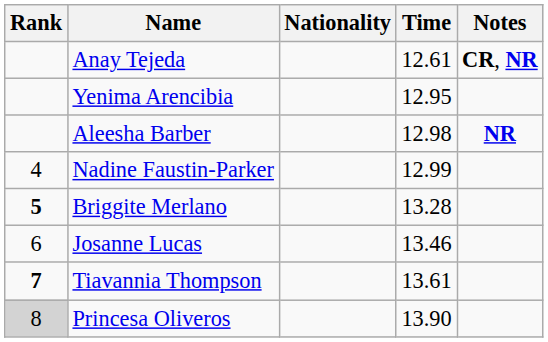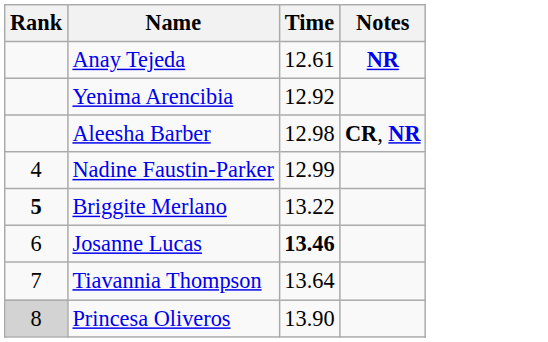- column: (338, 23)
(500, 59) CR, NR -> (383, 59) NR
(427, 96) 12.95 -> (309, 96) 12.92
(500, 133) NR -> (383, 133) CR, NR
(427, 207) 13.28 -> (309, 207) 13.22
(427, 244) normal -> (309, 244) bold
(36, 281) bold -> (36, 281) normal
(427, 281) 13.61 -> (309, 281) 13.64
